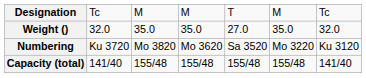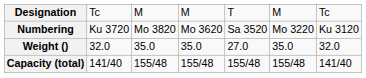rows swapped: (46, 47) <-> (46, 30)
